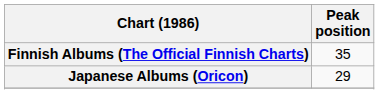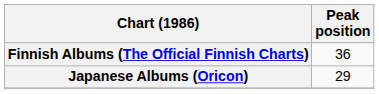(343, 54) 35 -> (343, 54) 36
